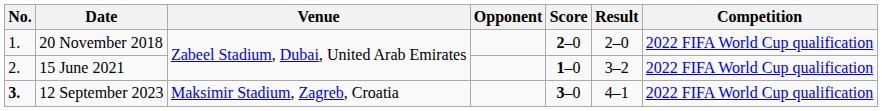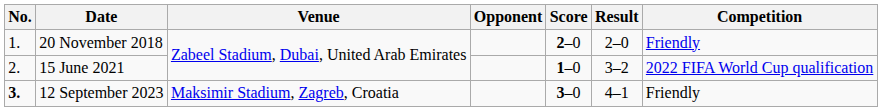(760, 42) 2022 FIFA World Cup qualification -> (673, 42) Friendly
(760, 93) 2022 FIFA World Cup qualification -> (673, 93) Friendly
